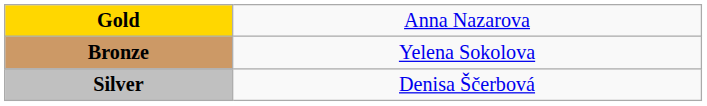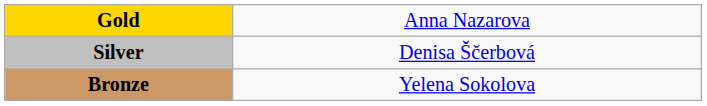rows swapped: (118, 84) <-> (118, 52)
